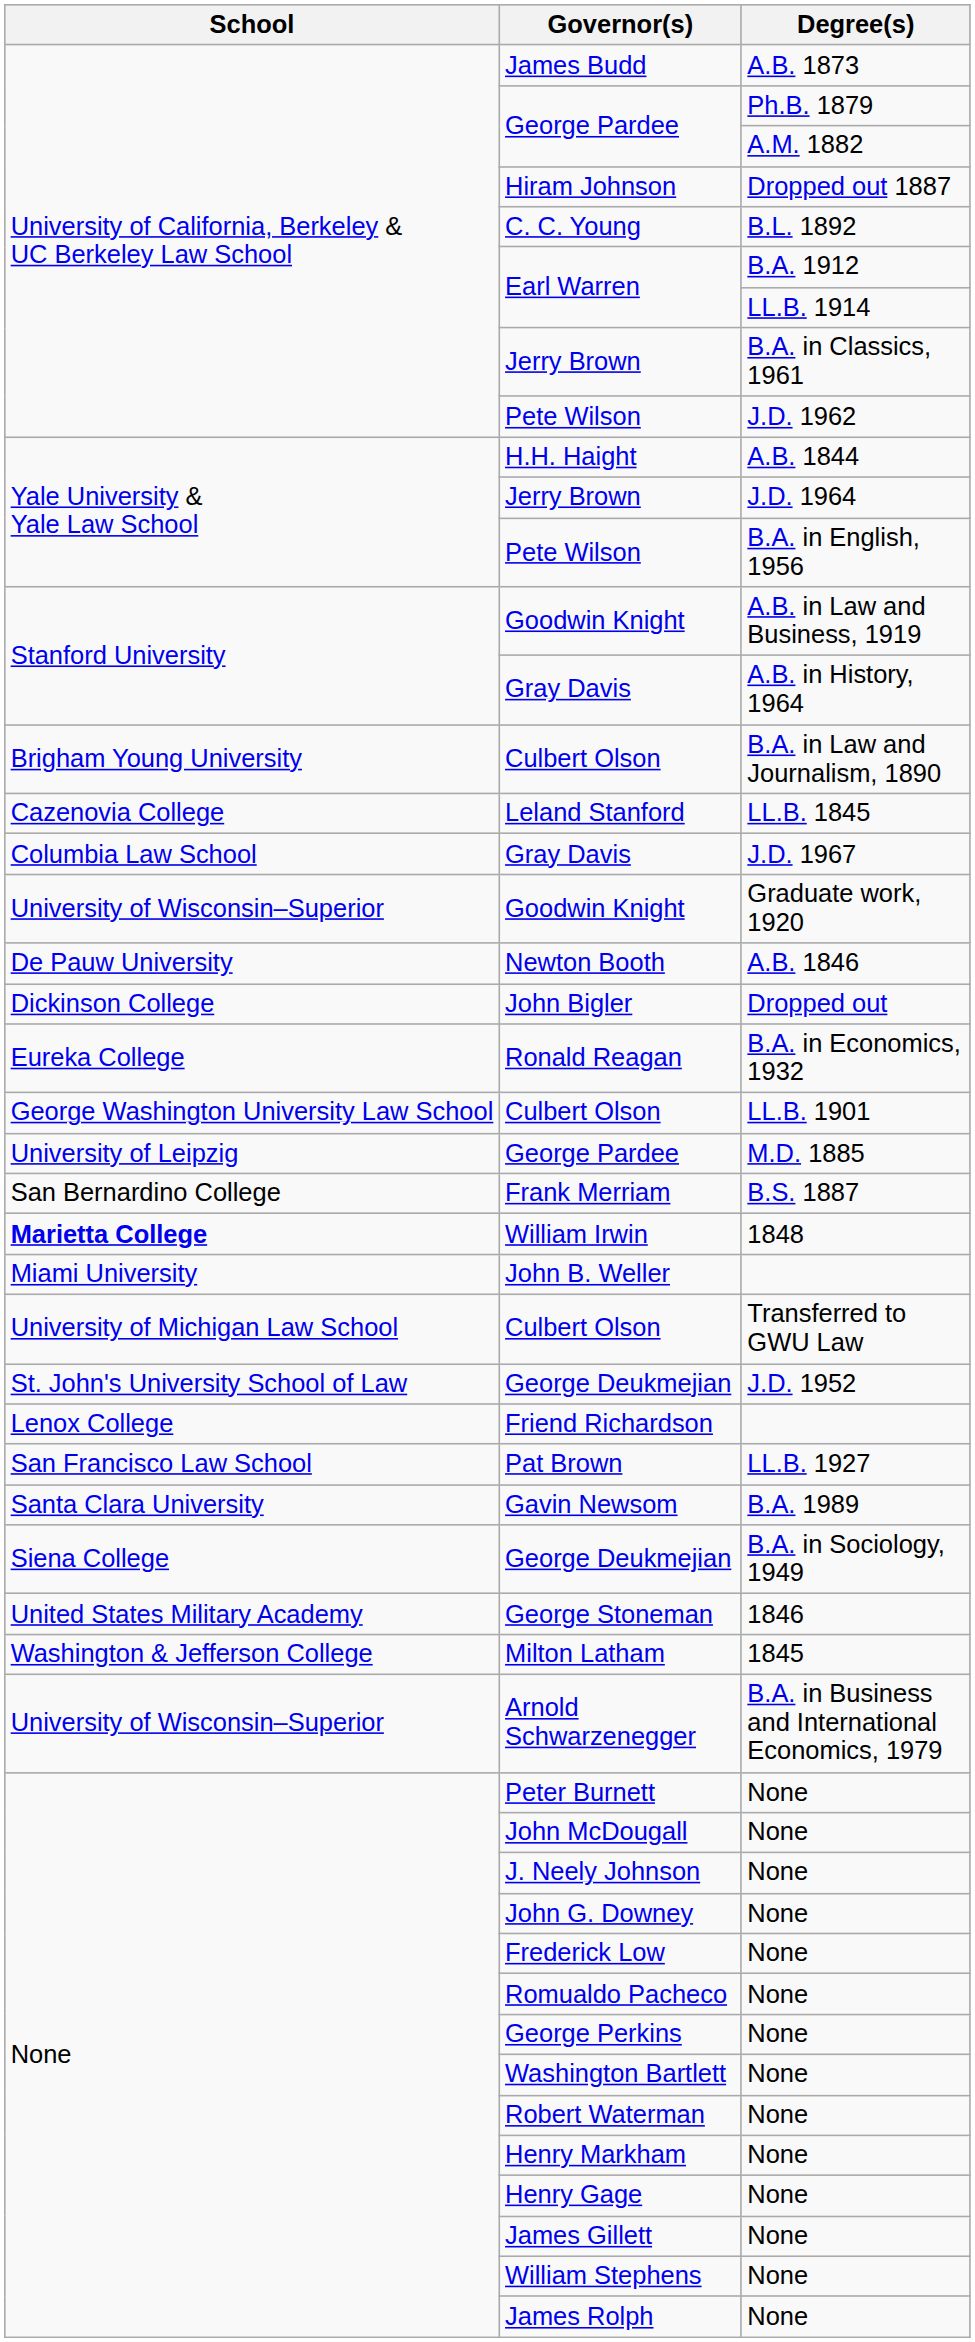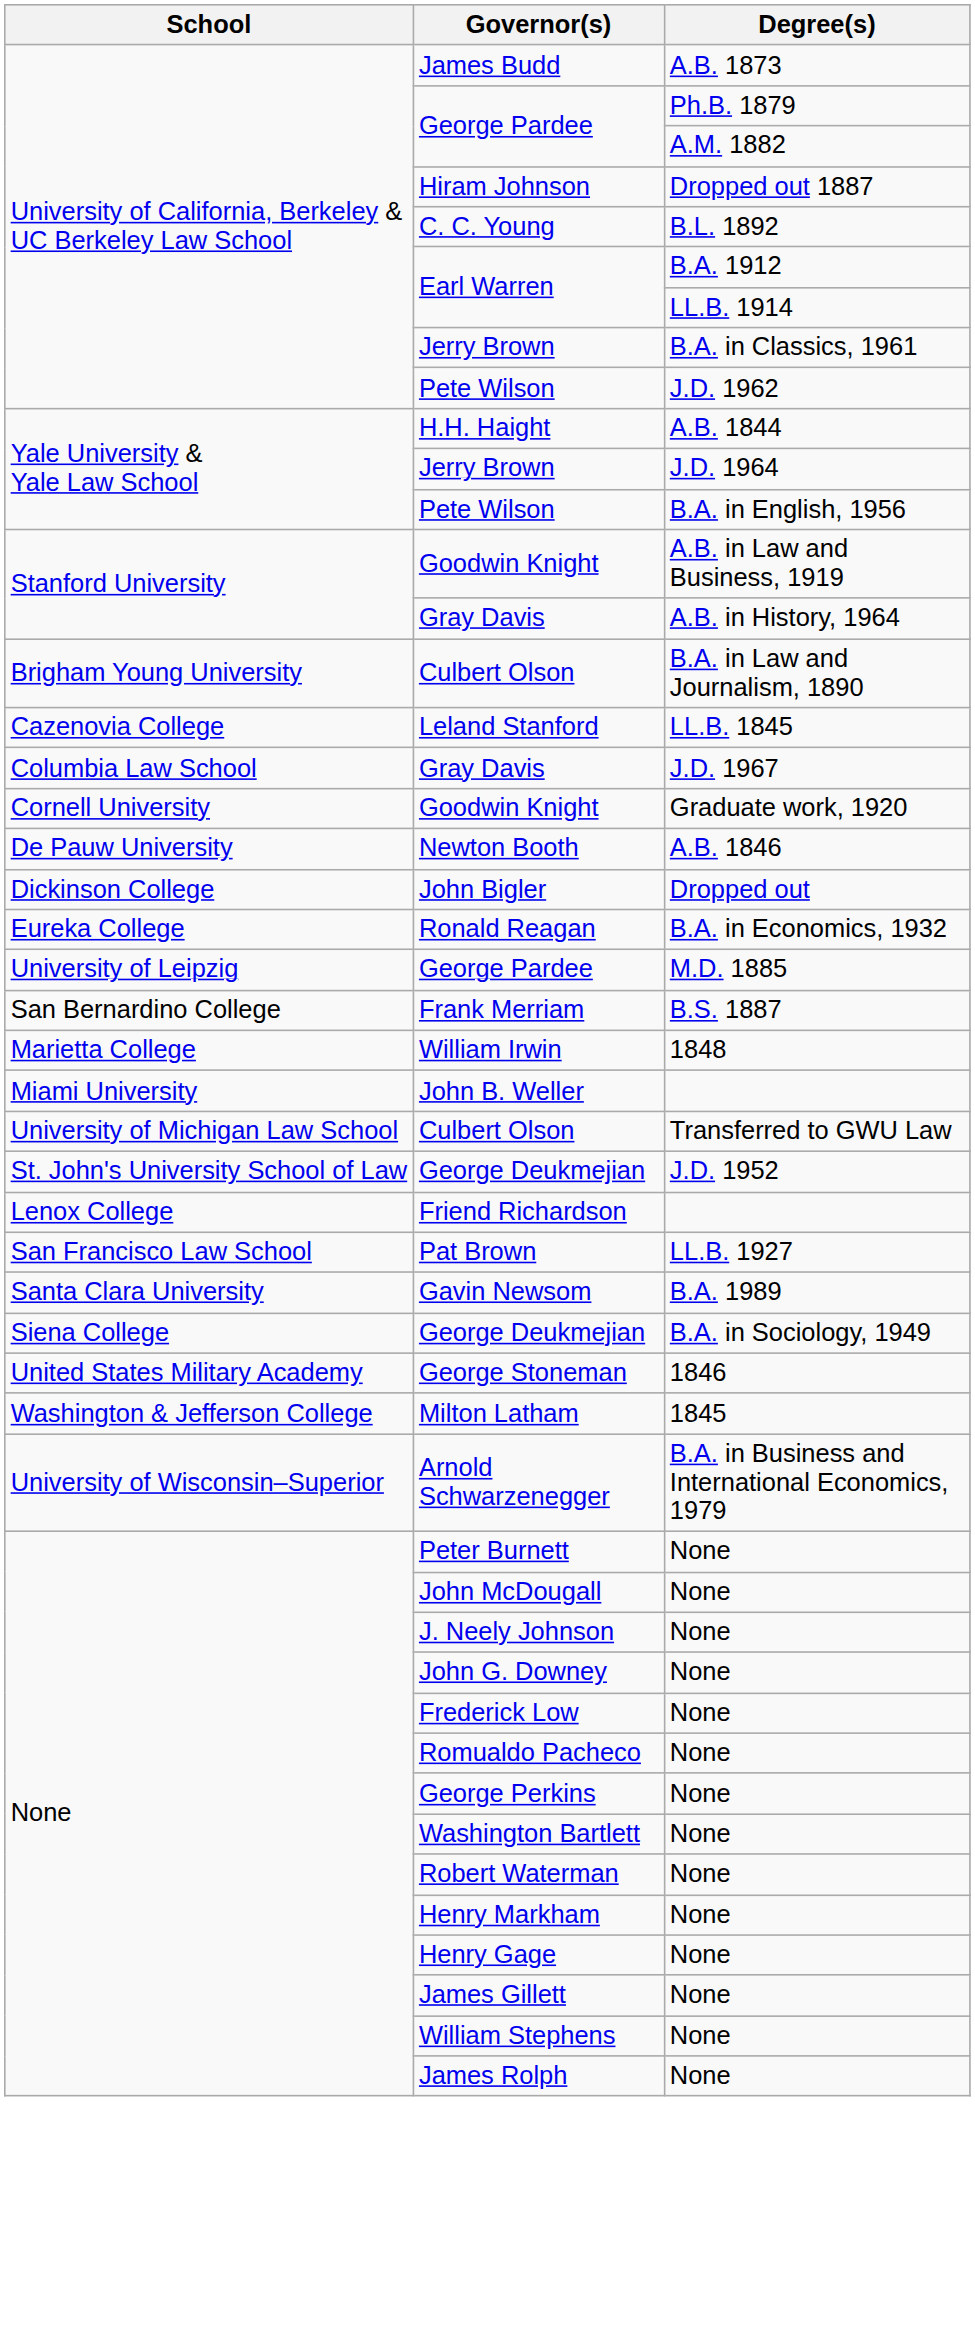(197, 908) University of Wisconsin–Superior -> (110, 808) Cornell University
- row: (583, 1112)
(109, 1233) bold -> (103, 1050) normal
